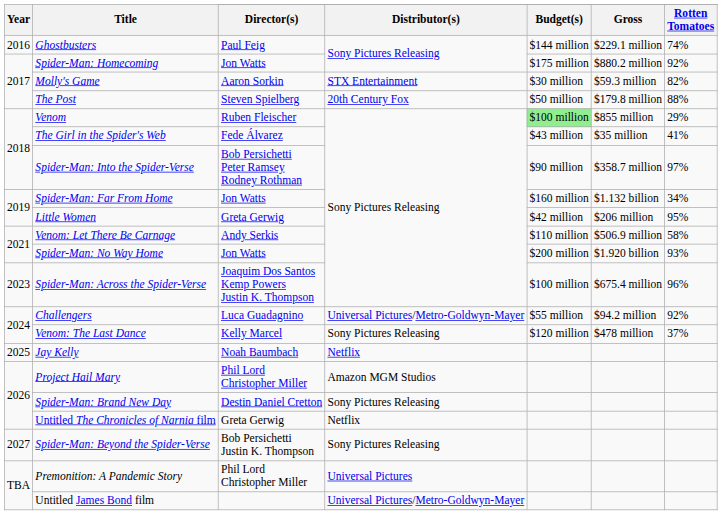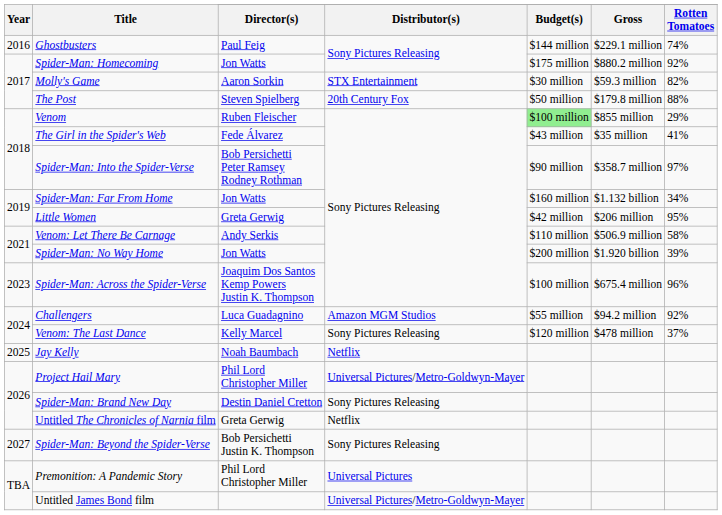(678, 253) 93% -> (678, 253) 39%
(426, 315) Universal Pictures/Metro-Goldwyn-Mayer -> (382, 315) Amazon MGM Studios
(382, 377) Amazon MGM Studios -> (426, 377) Universal Pictures/Metro-Goldwyn-Mayer
